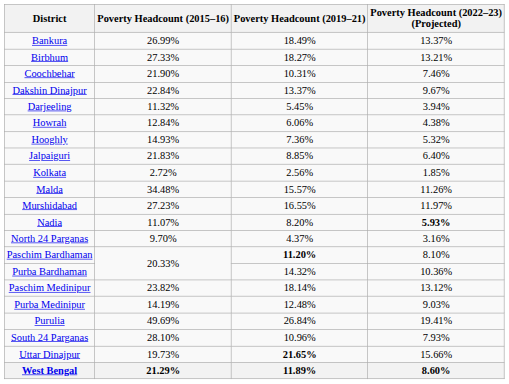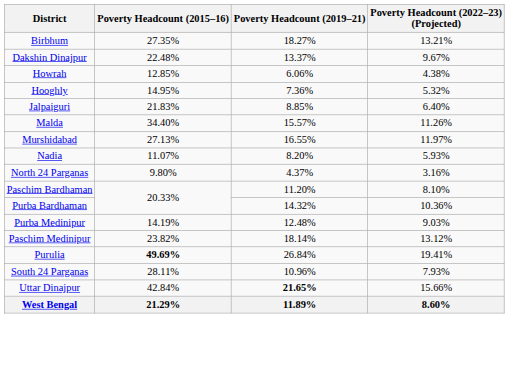- row: (50, 40)
(163, 57) 27.33% -> (163, 40) 27.35%
- row: (50, 73)
(163, 90) 22.84% -> (163, 57) 22.48%
- row: (50, 106)
(163, 123) 12.84% -> (163, 73) 12.85%
(163, 139) 14.93% -> (163, 90) 14.95%
- row: (50, 172)
(163, 189) 34.48% -> (163, 123) 34.40%
(163, 205) 27.23% -> (163, 139) 27.13%
(436, 222) bold -> (436, 156) normal
(163, 238) 9.70% -> (163, 172) 9.80%
(300, 255) bold -> (300, 189) normal
rows swapped: (50, 288) <-> (50, 304)
(163, 321) normal -> (163, 255) bold
(163, 337) 28.10% -> (163, 271) 28.11%
(163, 354) 19.73% -> (163, 288) 42.84%
